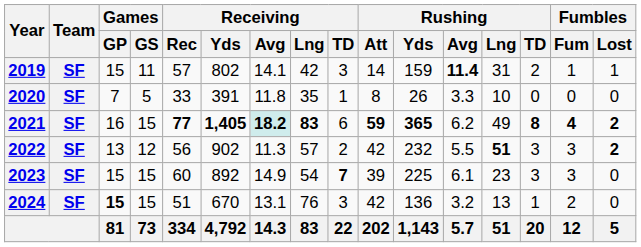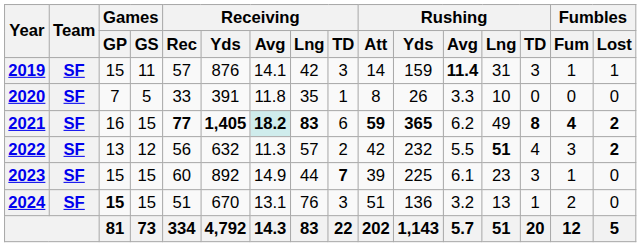(225, 70) 802 -> (225, 70) 876
(535, 70) 2 -> (535, 70) 3
(225, 149) 902 -> (225, 149) 632
(535, 149) 3 -> (535, 149) 4
(309, 176) 54 -> (309, 176) 44
(571, 176) 3 -> (571, 176) 1
(376, 202) 42 -> (376, 202) 51
